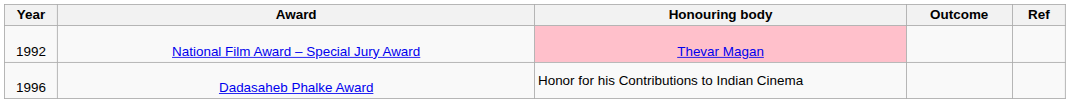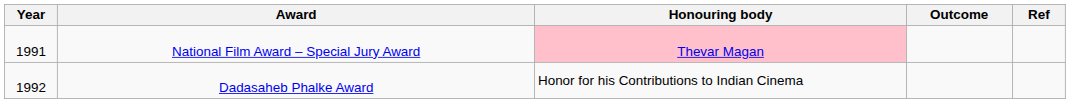(31, 51) 1992 -> (31, 51) 1991
(31, 88) 1996 -> (31, 88) 1992
